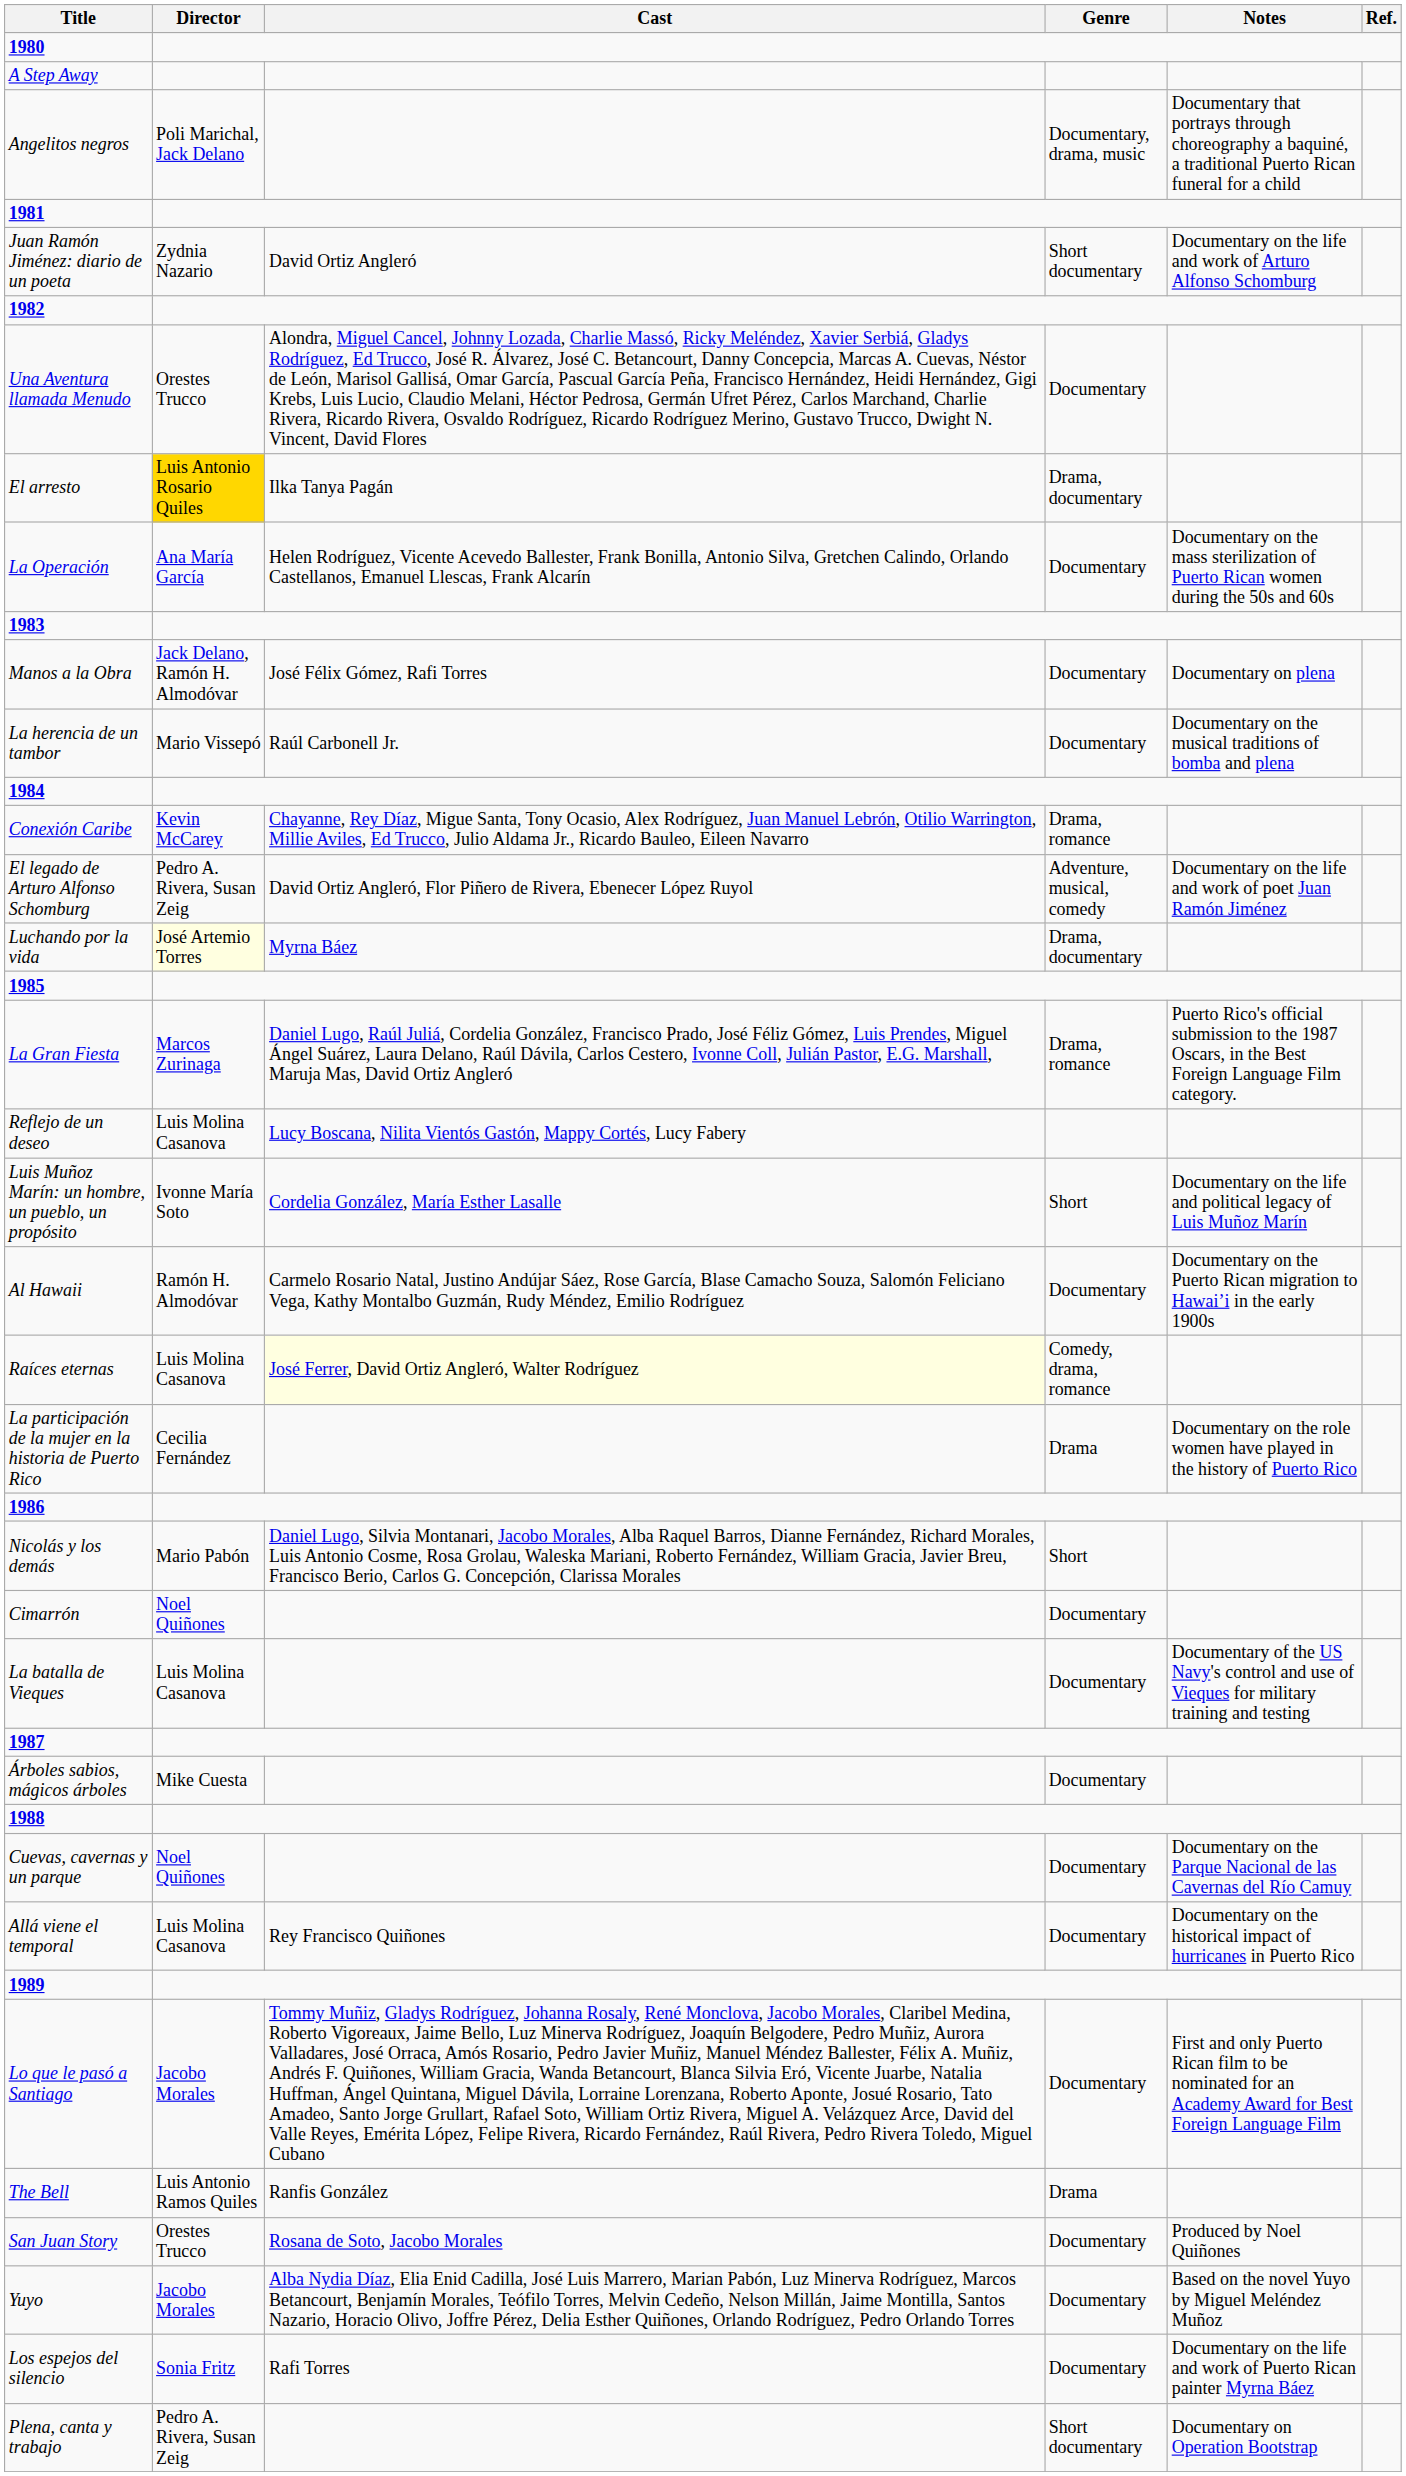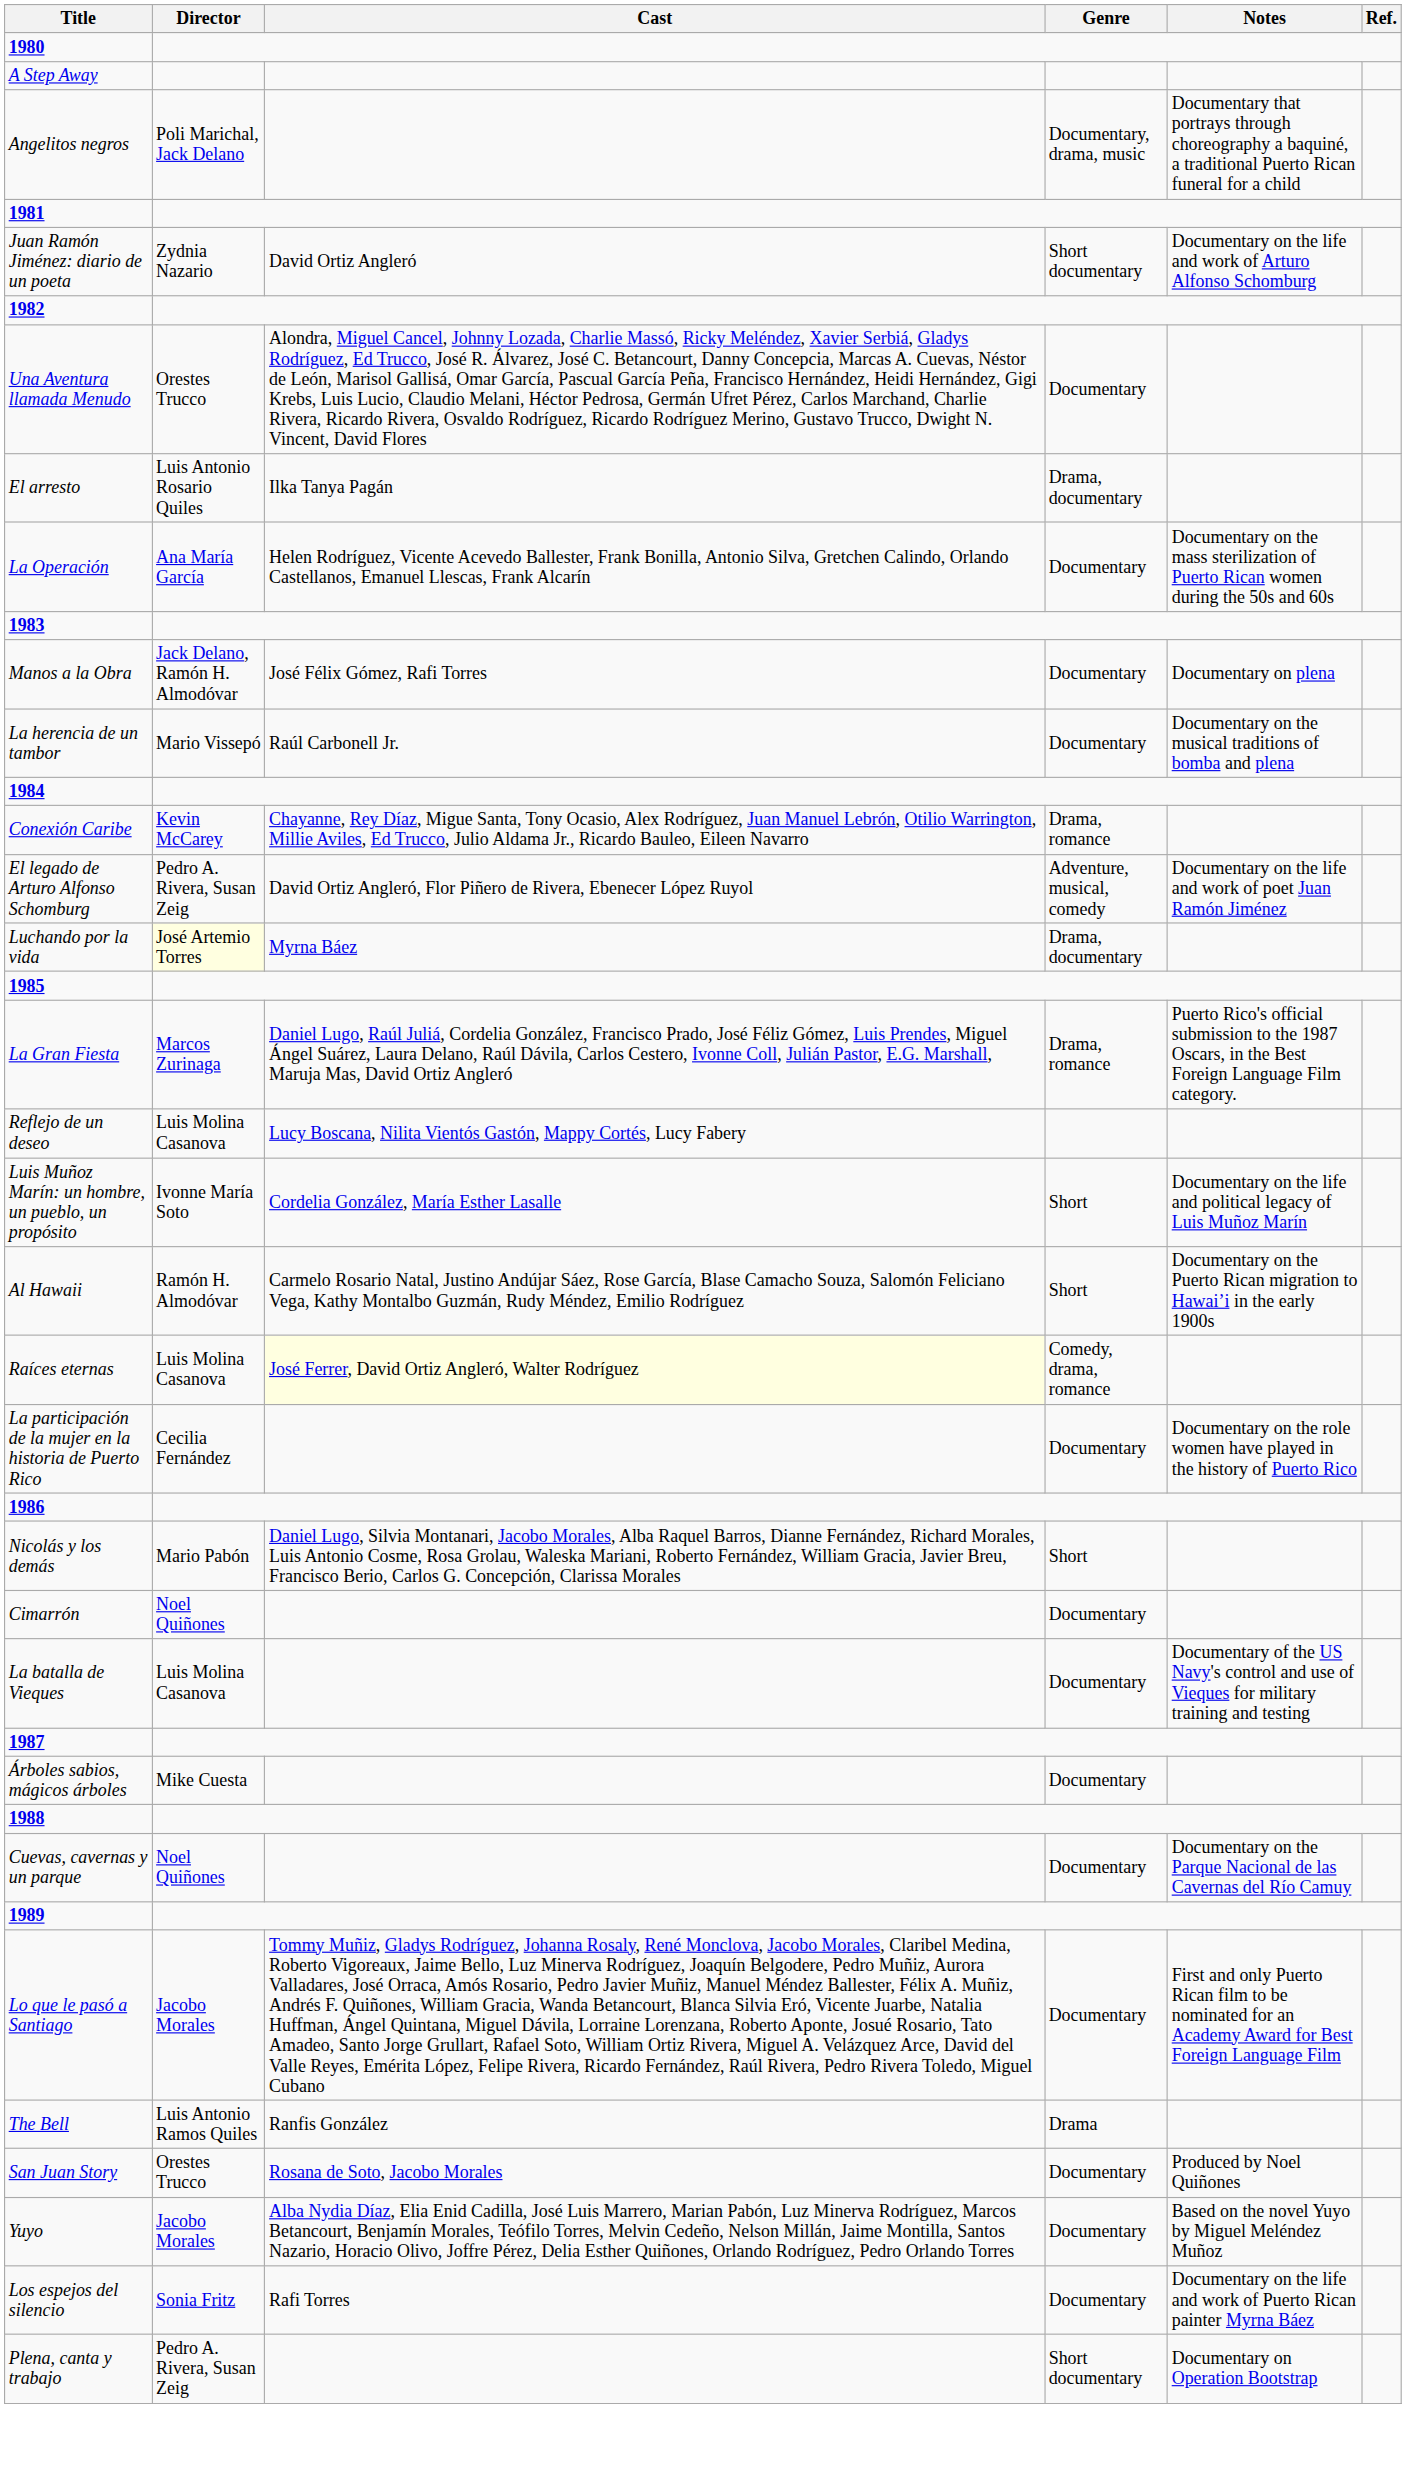(203, 487) gold background -> (203, 487) no background
(1097, 1290) Documentary -> (1068, 1290) Short
(1073, 1448) Drama -> (1097, 1448) Documentary
- row: (53, 1936)
